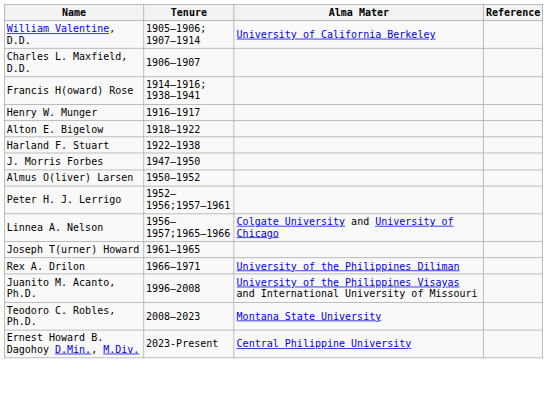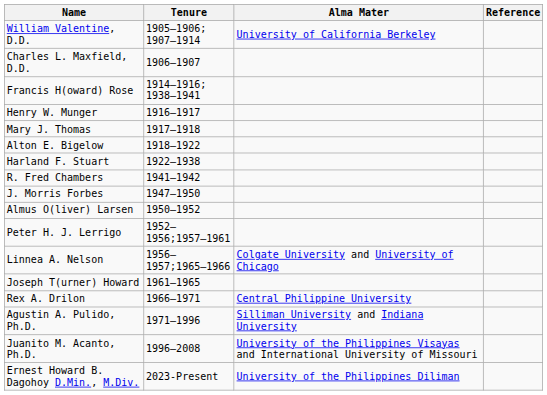+ row: (49, 129)
+ row: (55, 178)
(348, 266) University of the Philippines Diliman -> (324, 299) Central Philippine University
+ row: (61, 321)
- row: (61, 316)
(324, 344) Central Philippine University -> (348, 377) University of the Philippines Diliman
